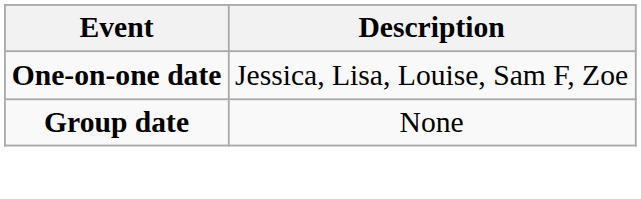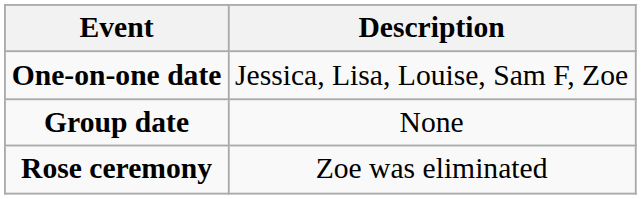+ row: (117, 168)
